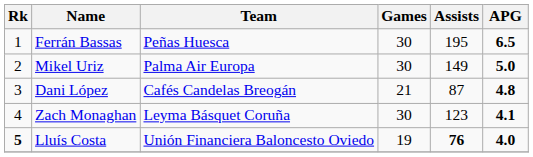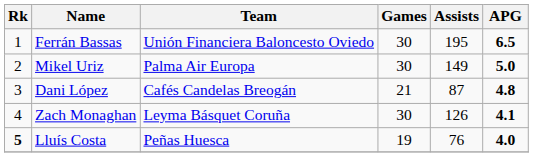(186, 41) Peñas Huesca -> (259, 41) Unión Financiera Baloncesto Oviedo
(456, 115) 123 -> (456, 115) 126
(259, 139) Unión Financiera Baloncesto Oviedo -> (186, 139) Peñas Huesca
(456, 139) bold -> (456, 139) normal
